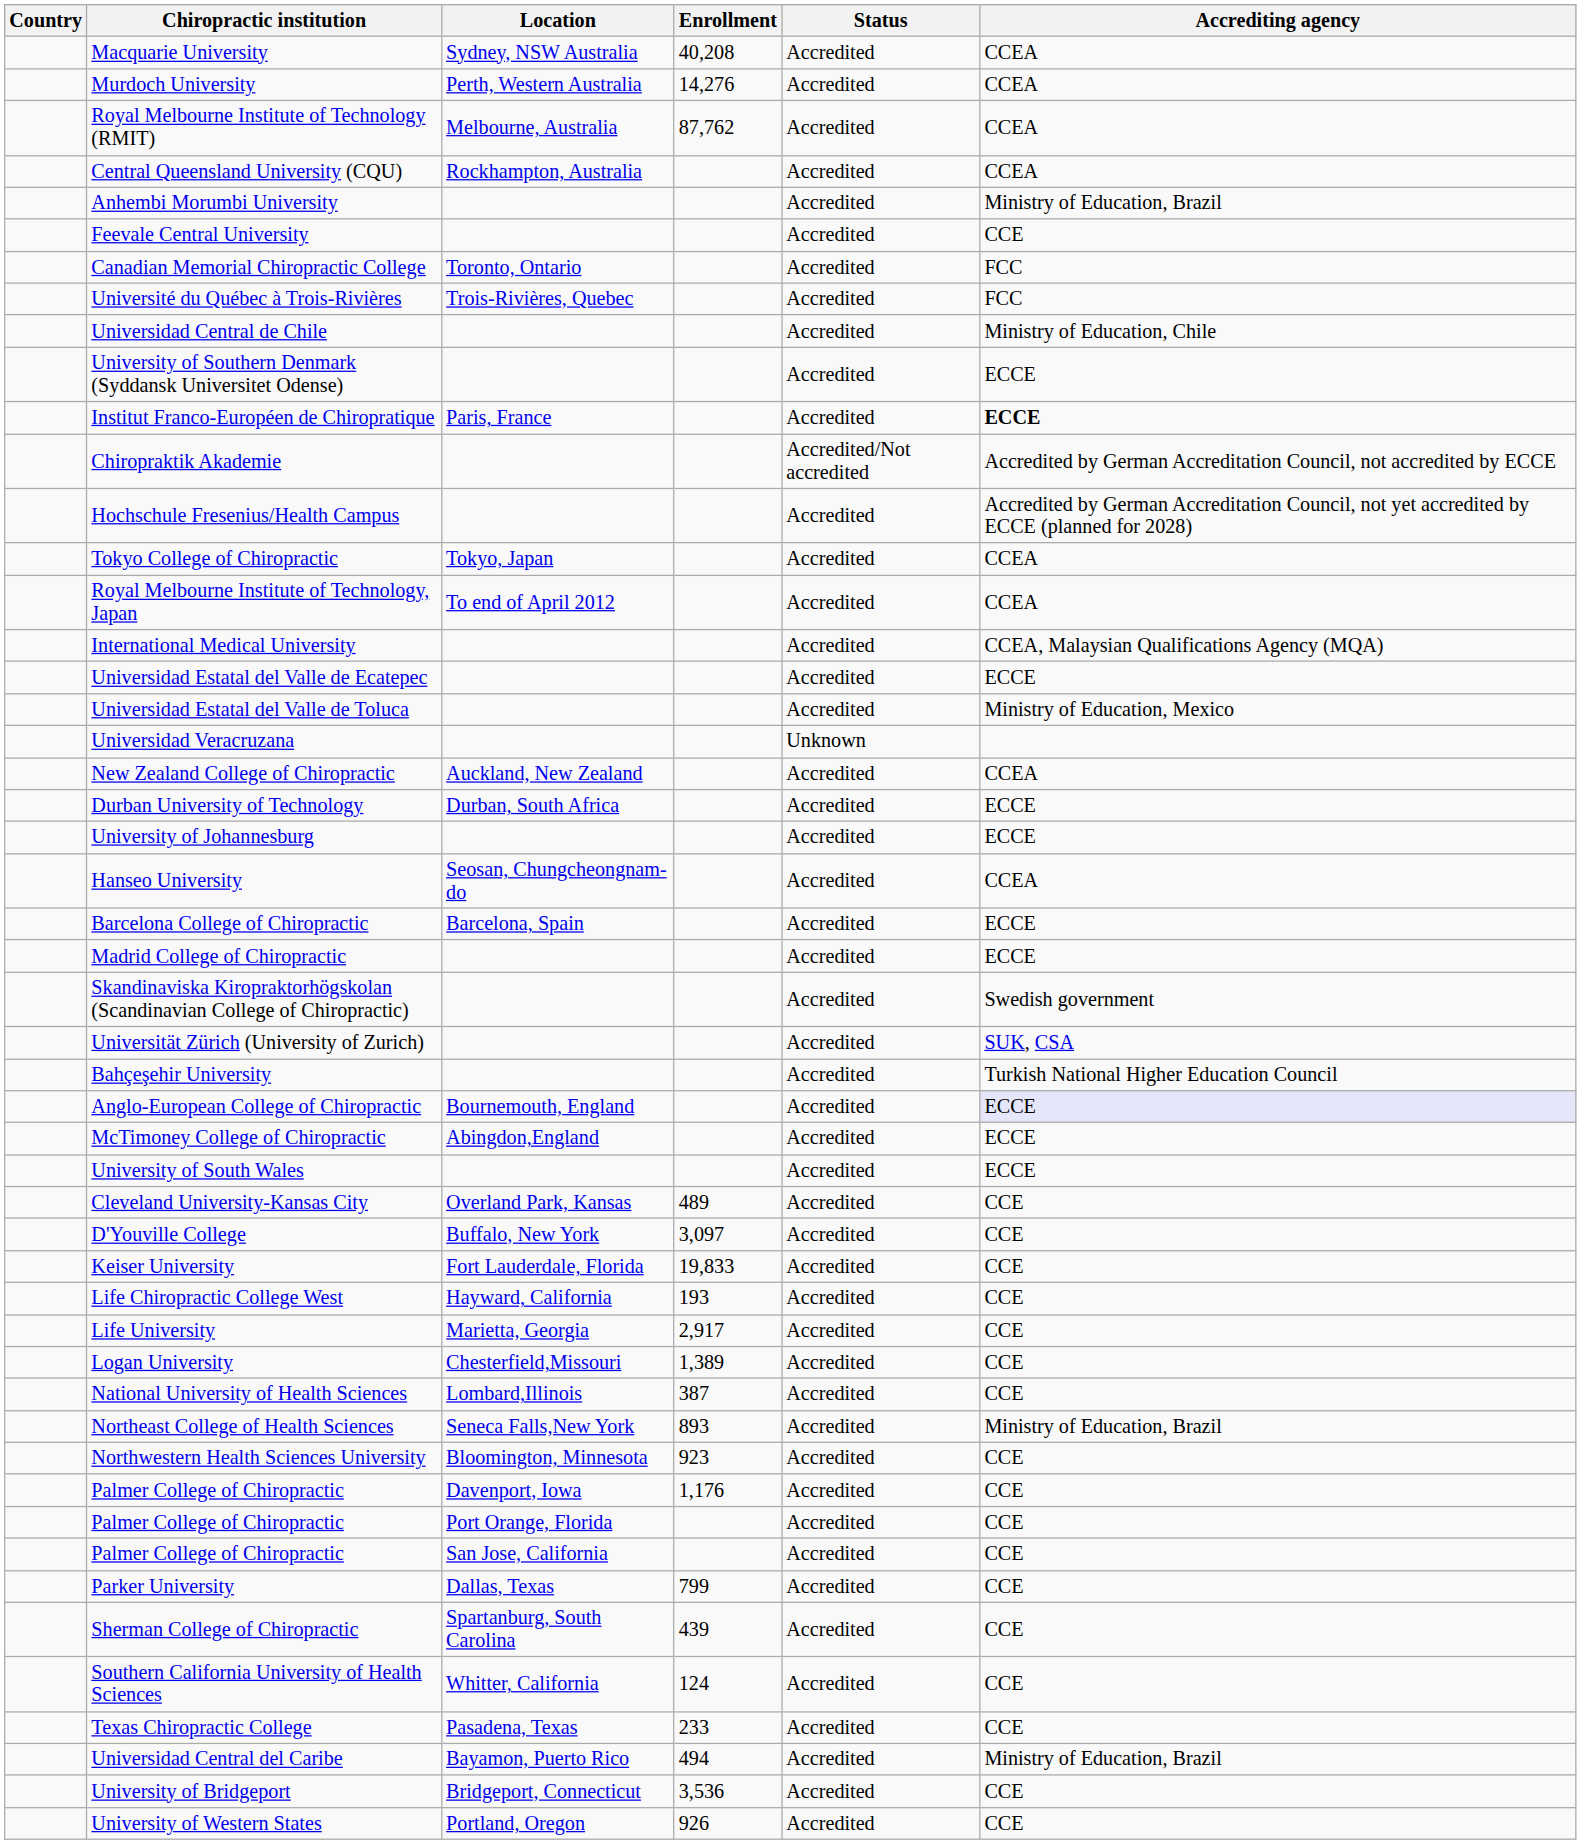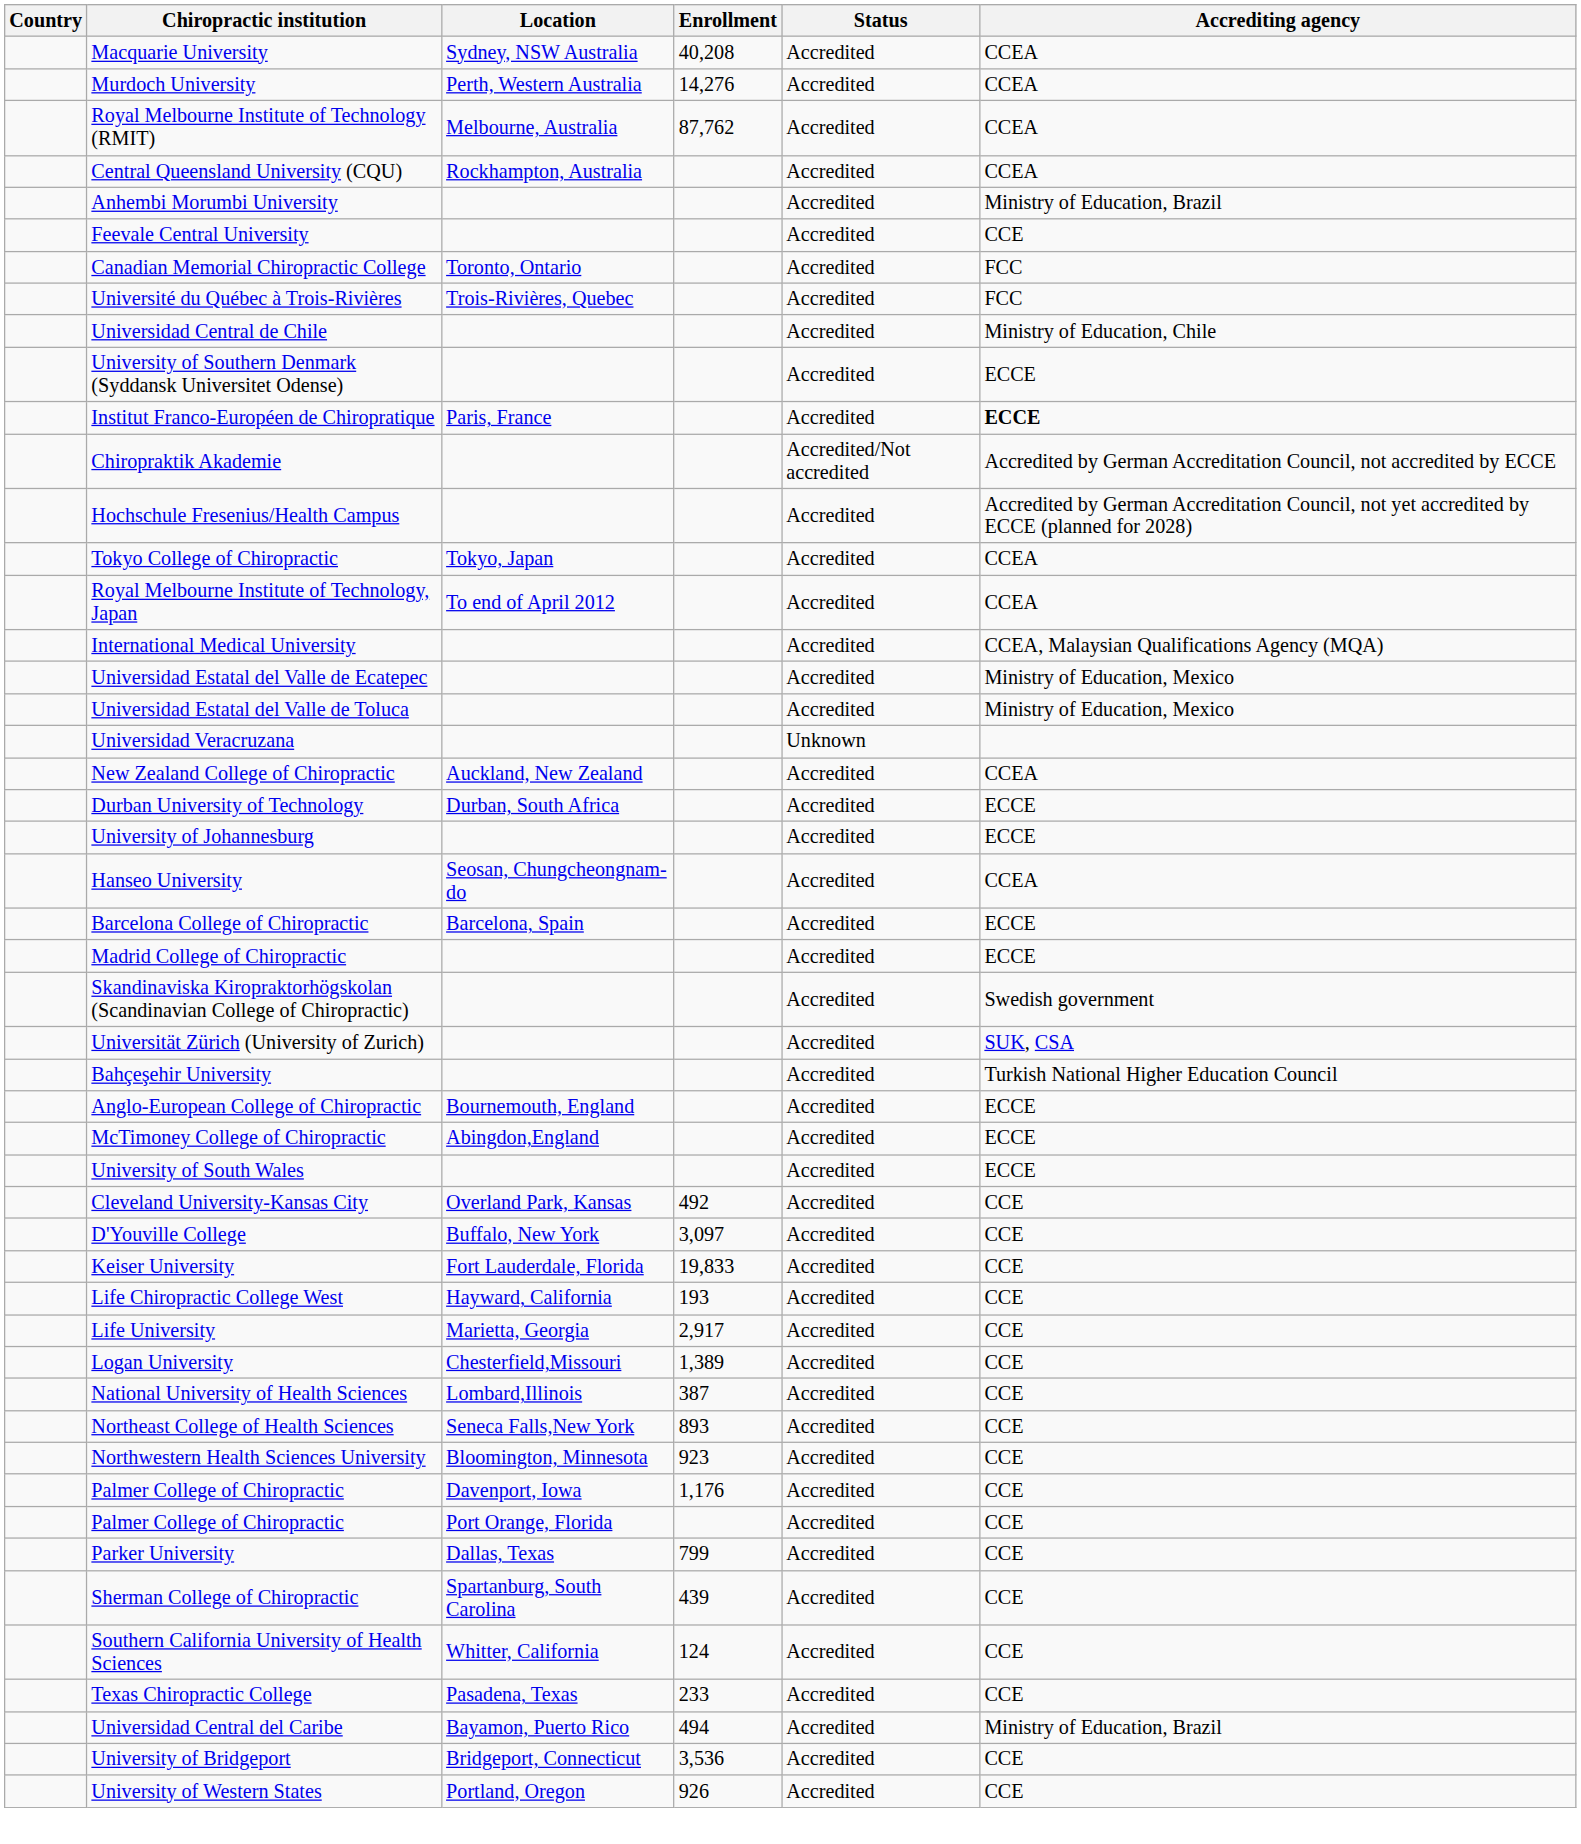(1010, 677) ECCE -> (1109, 677) Ministry of Education, Mexico
(1010, 1106) lavender background -> (1010, 1106) no background
(694, 1202) 489 -> (694, 1202) 492
(1103, 1426) Ministry of Education, Brazil -> (1004, 1426) CCE
- row: (218, 1554)
